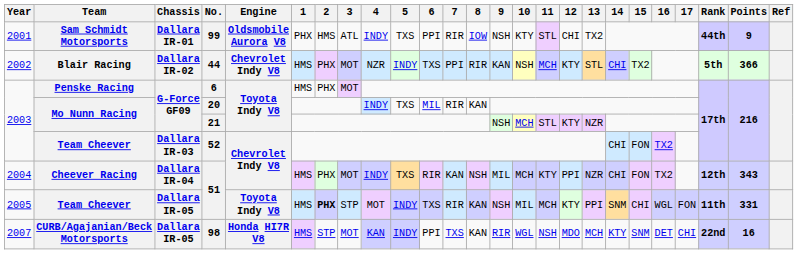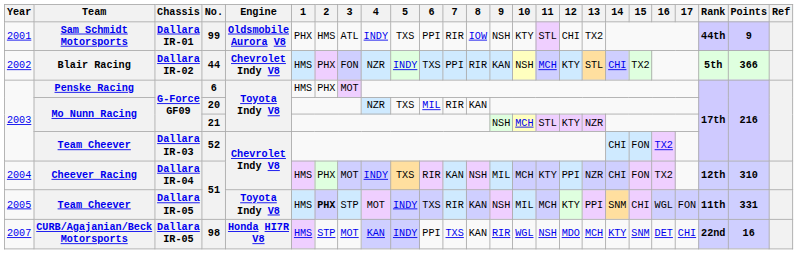(350, 65) MOT -> (350, 65) FON
(376, 105) INDY -> (376, 105) NZR
(749, 175) 343 -> (749, 175) 310
